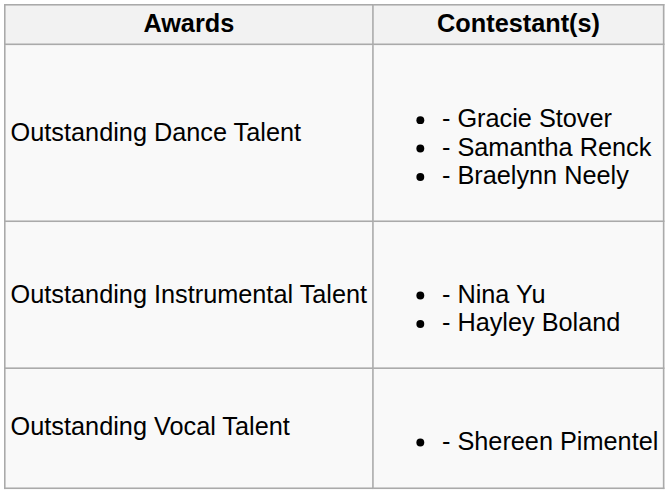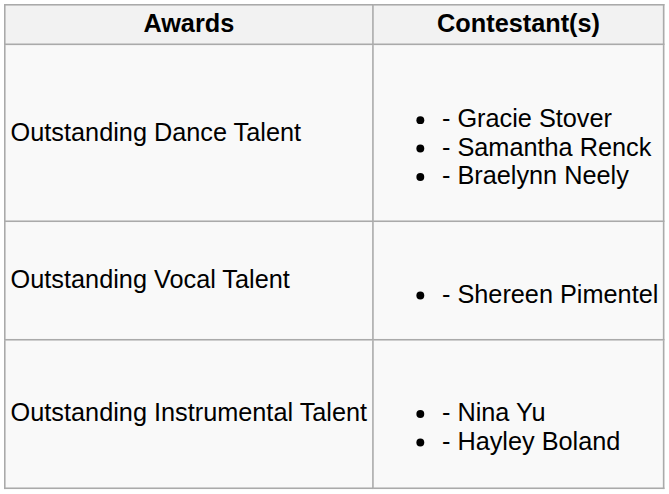rows swapped: (189, 294) <-> (150, 427)
